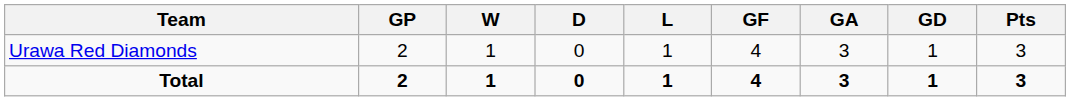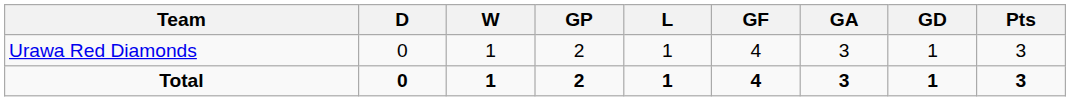columns swapped: (402, 19) <-> (579, 19)
